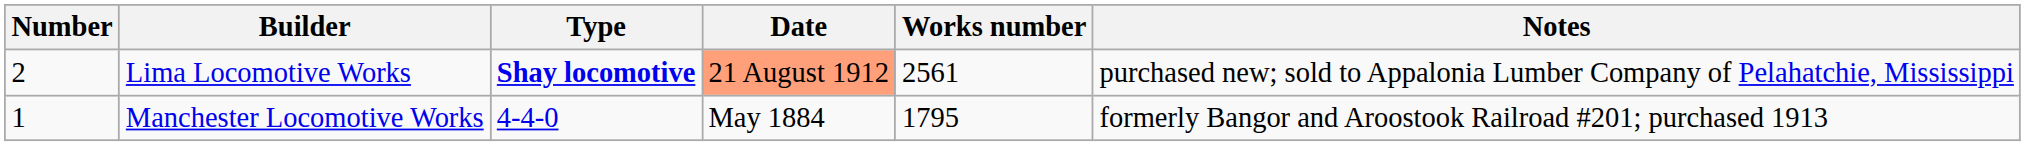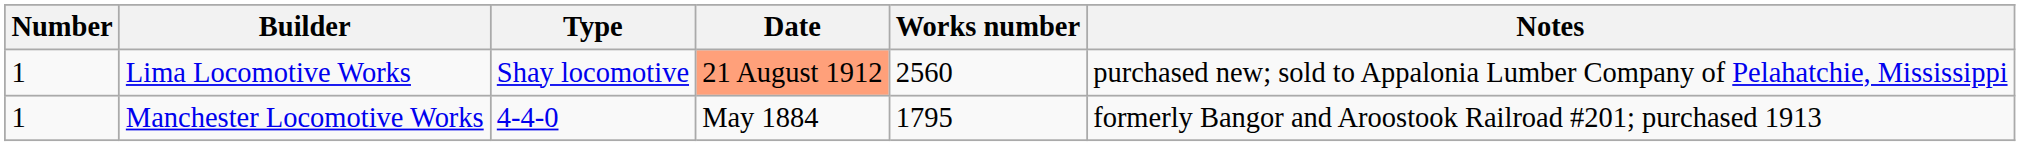(19, 72) 2 -> (19, 72) 1
(596, 72) bold -> (593, 72) normal
(930, 72) 2561 -> (924, 72) 2560
